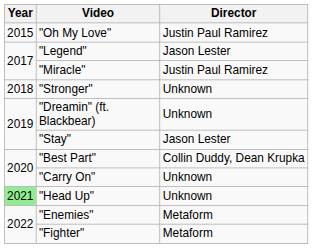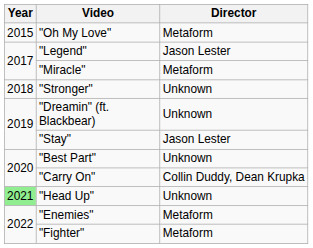(215, 32) Justin Paul Ramirez -> (188, 32) Metaform
(215, 70) Justin Paul Ramirez -> (188, 70) Metaform
(234, 158) Collin Duddy, Dean Krupka -> (187, 158) Unknown
(187, 177) Unknown -> (234, 177) Collin Duddy, Dean Krupka
